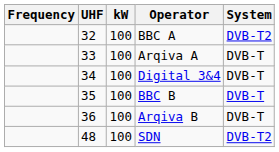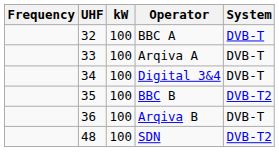(249, 35) DVB-T2 -> (245, 35) DVB-T
(245, 96) DVB-T -> (249, 96) DVB-T2
